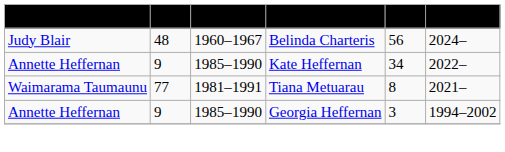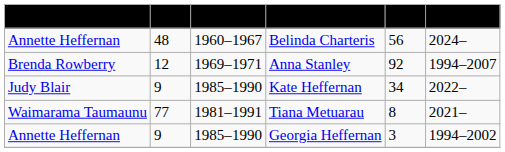(39, 40) Judy Blair -> (64, 40) Annette Heffernan
+ row: (310, 64)
(64, 64) Annette Heffernan -> (39, 87) Judy Blair
